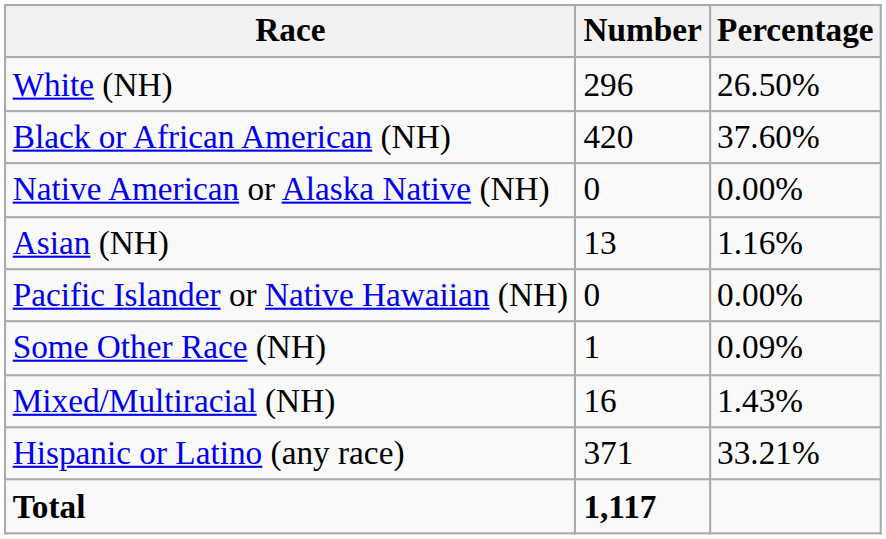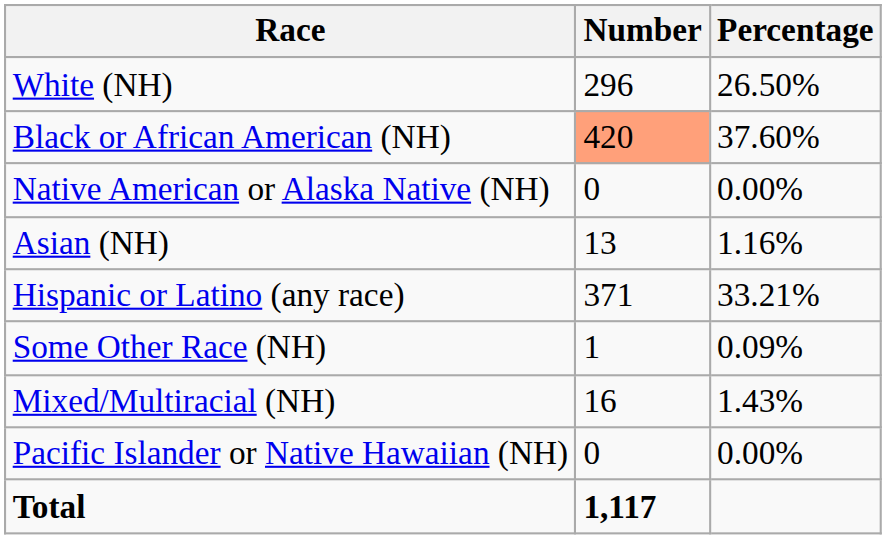(608, 136) no background -> (608, 136) lightsalmon background
rows swapped: (290, 294) <-> (209, 453)
